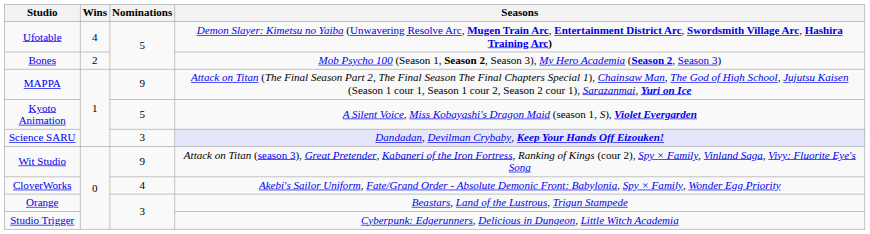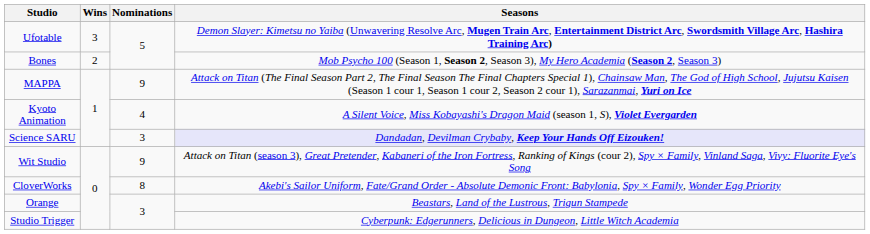(95, 36) 4 -> (95, 36) 3
(142, 114) 5 -> (142, 114) 4
(142, 185) 4 -> (142, 185) 8
